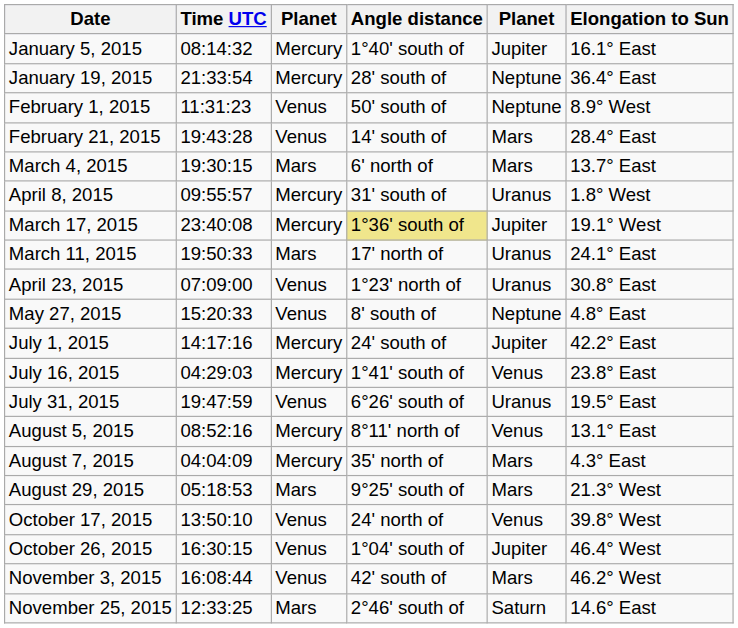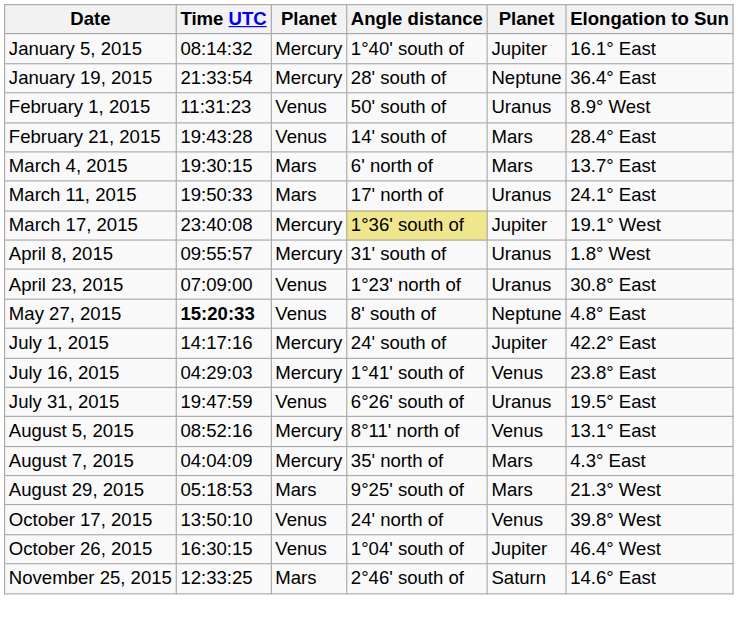(527, 107) Neptune -> (521, 107) Uranus
rows swapped: (73, 254) <-> (61, 195)
(217, 313) normal -> (218, 313) bold
- row: (85, 578)
